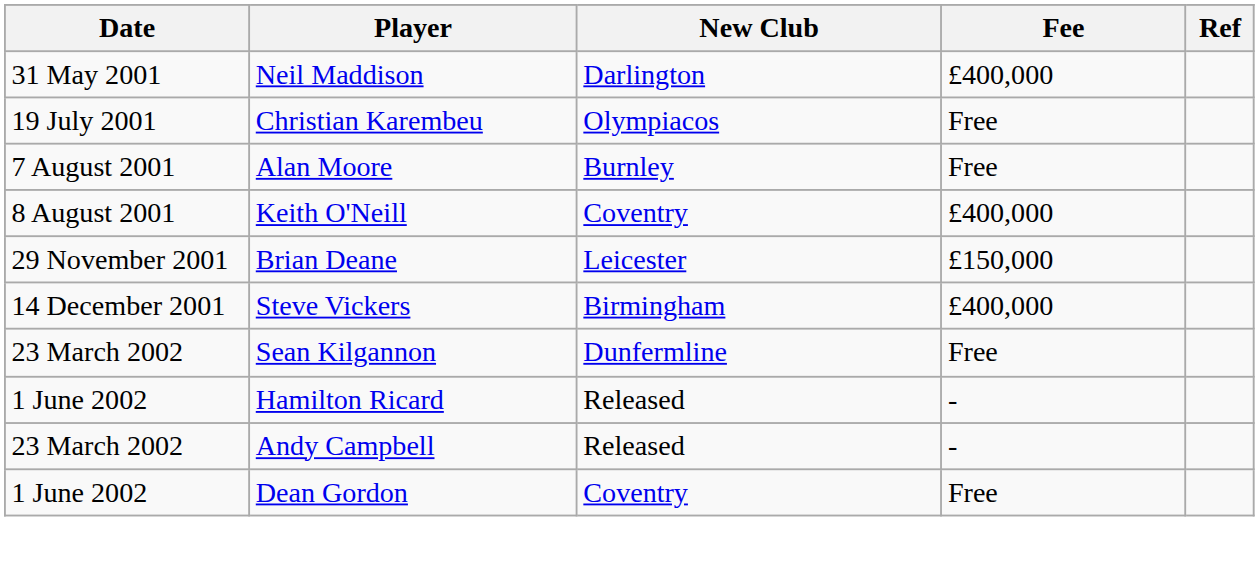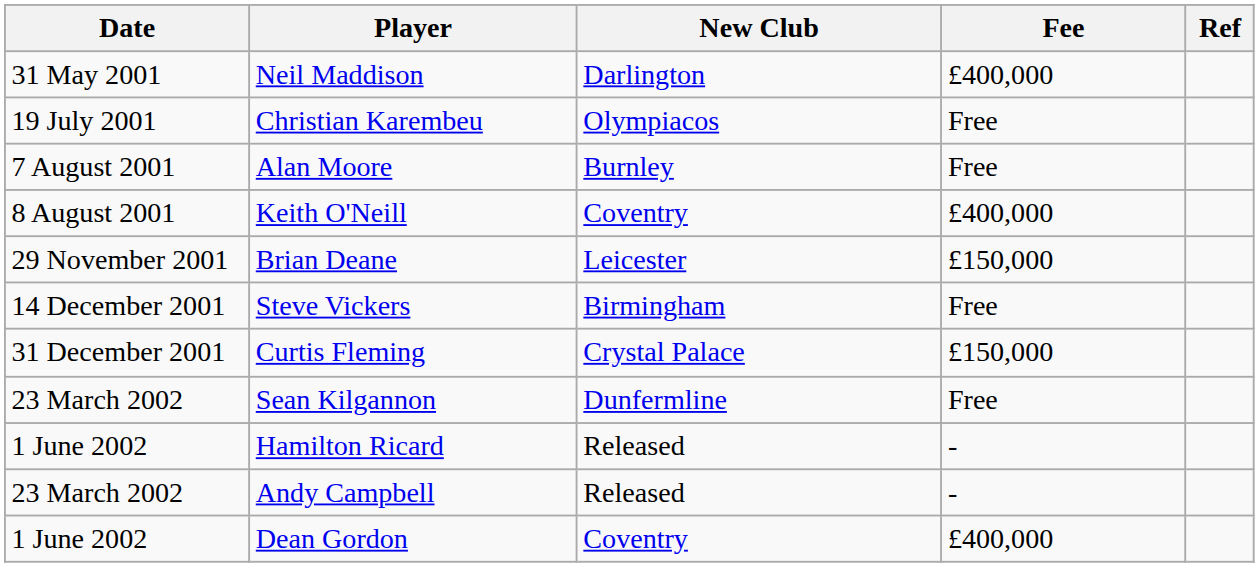(1001, 306) £400,000 -> (973, 306) Free
+ row: (340, 352)
(973, 491) Free -> (1001, 537) £400,000
